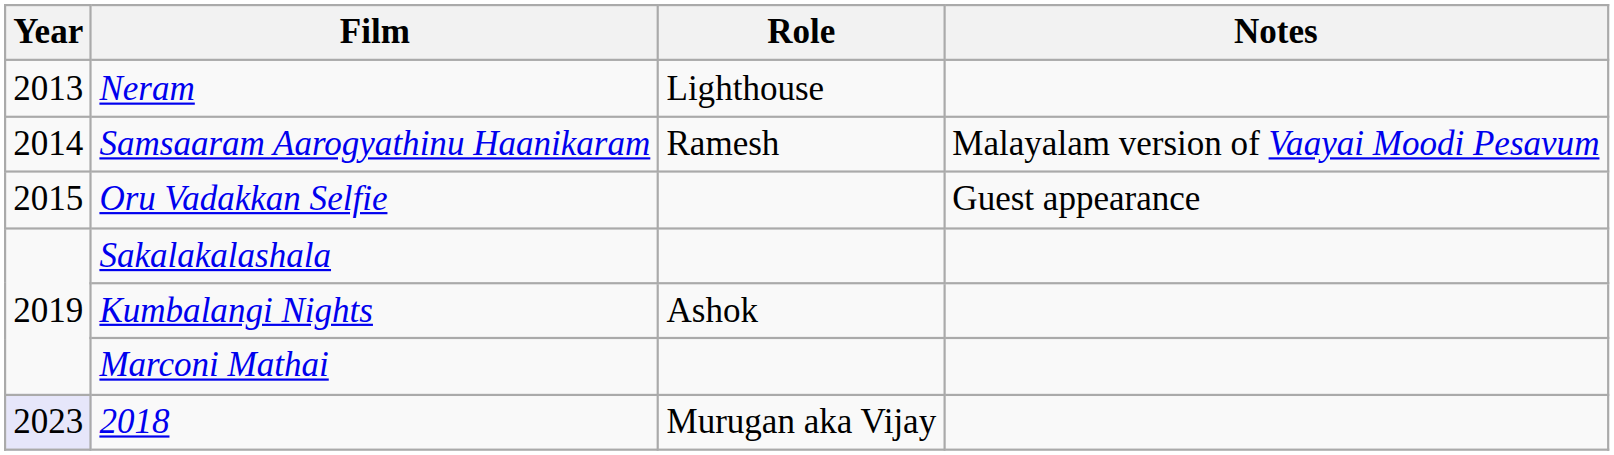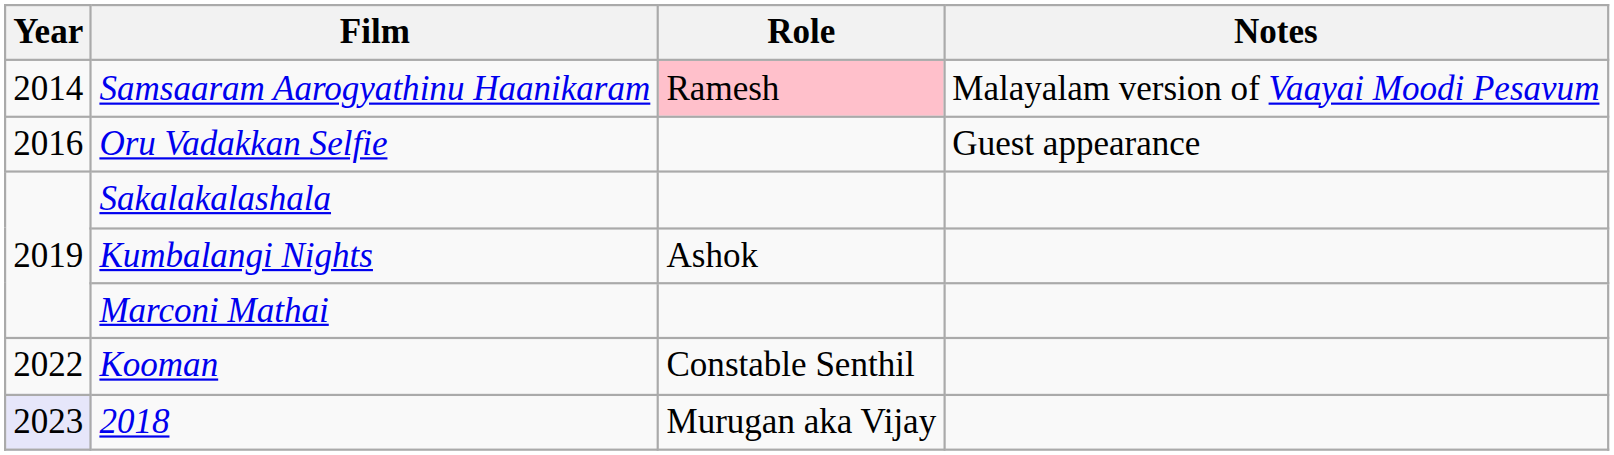- row: (147, 87)
(723, 143) no background -> (723, 87) pink background
(48, 198) 2015 -> (48, 143) 2016
+ row: (159, 365)
